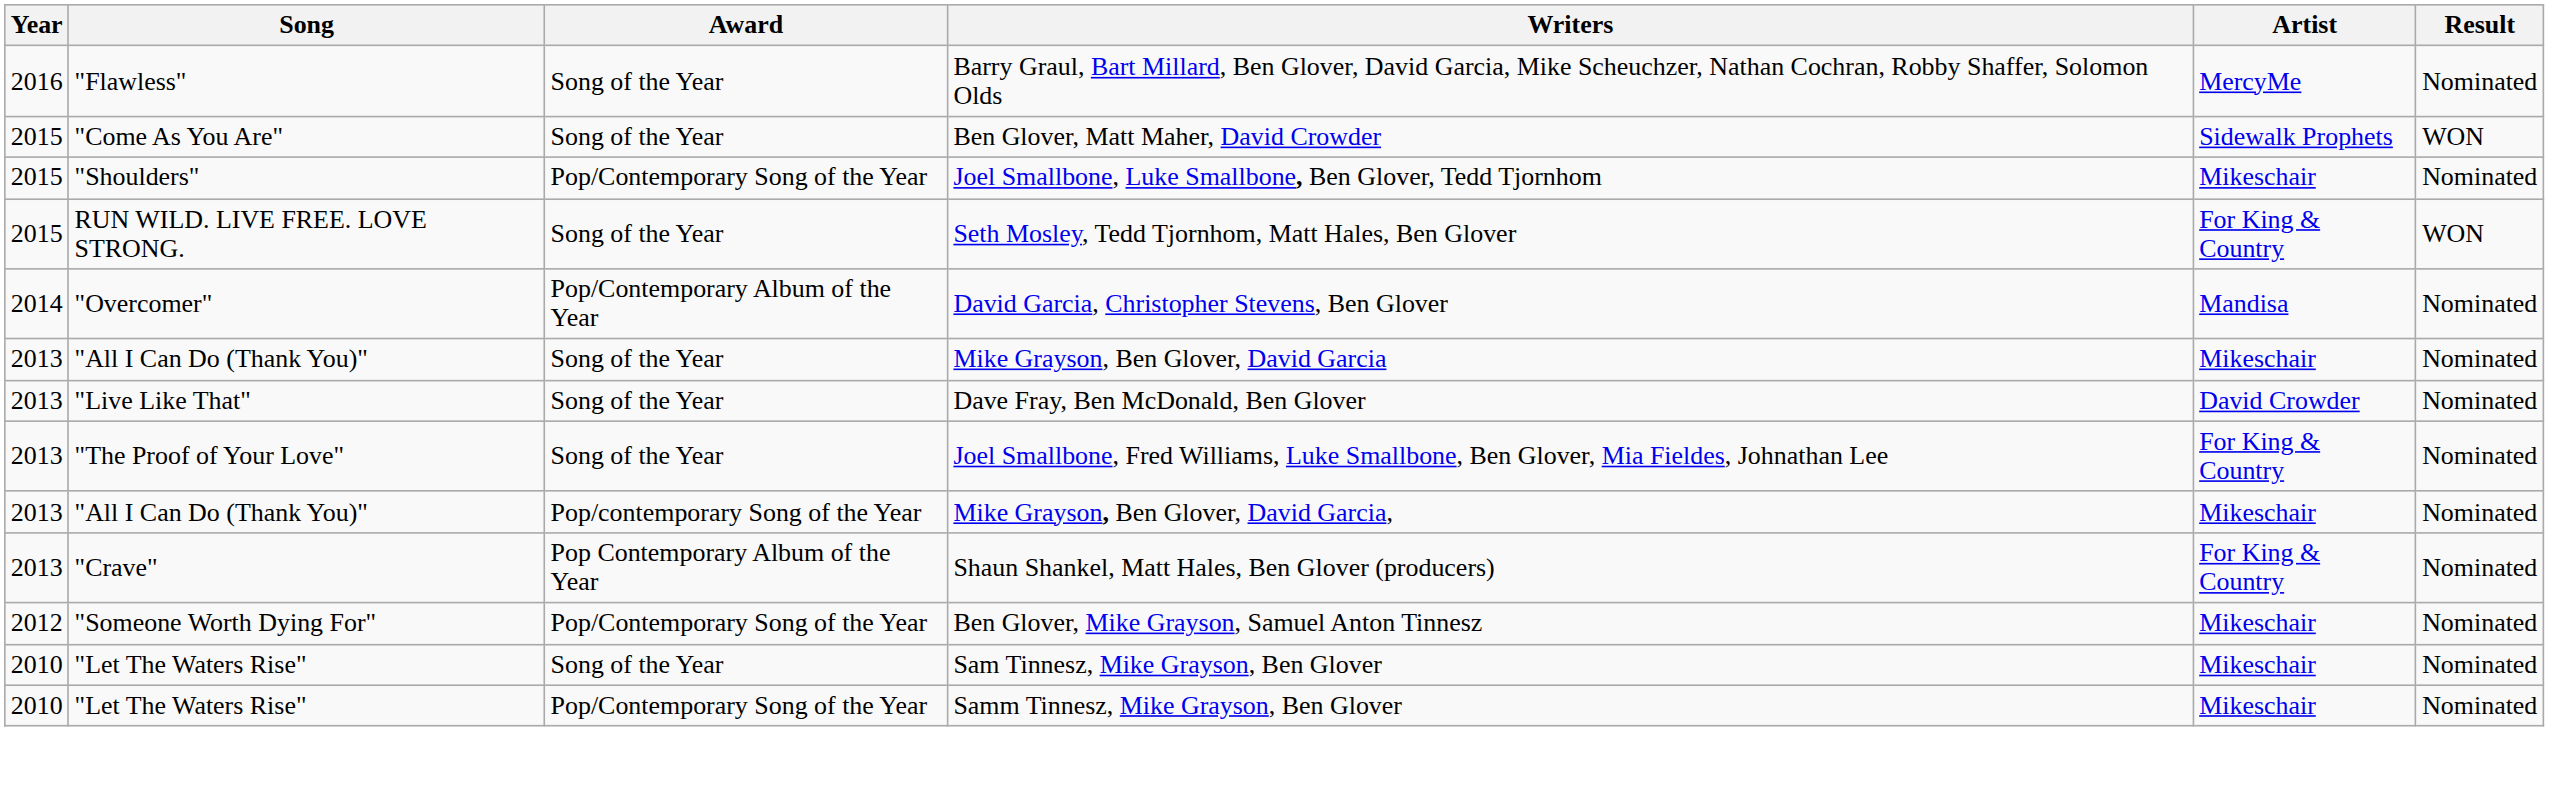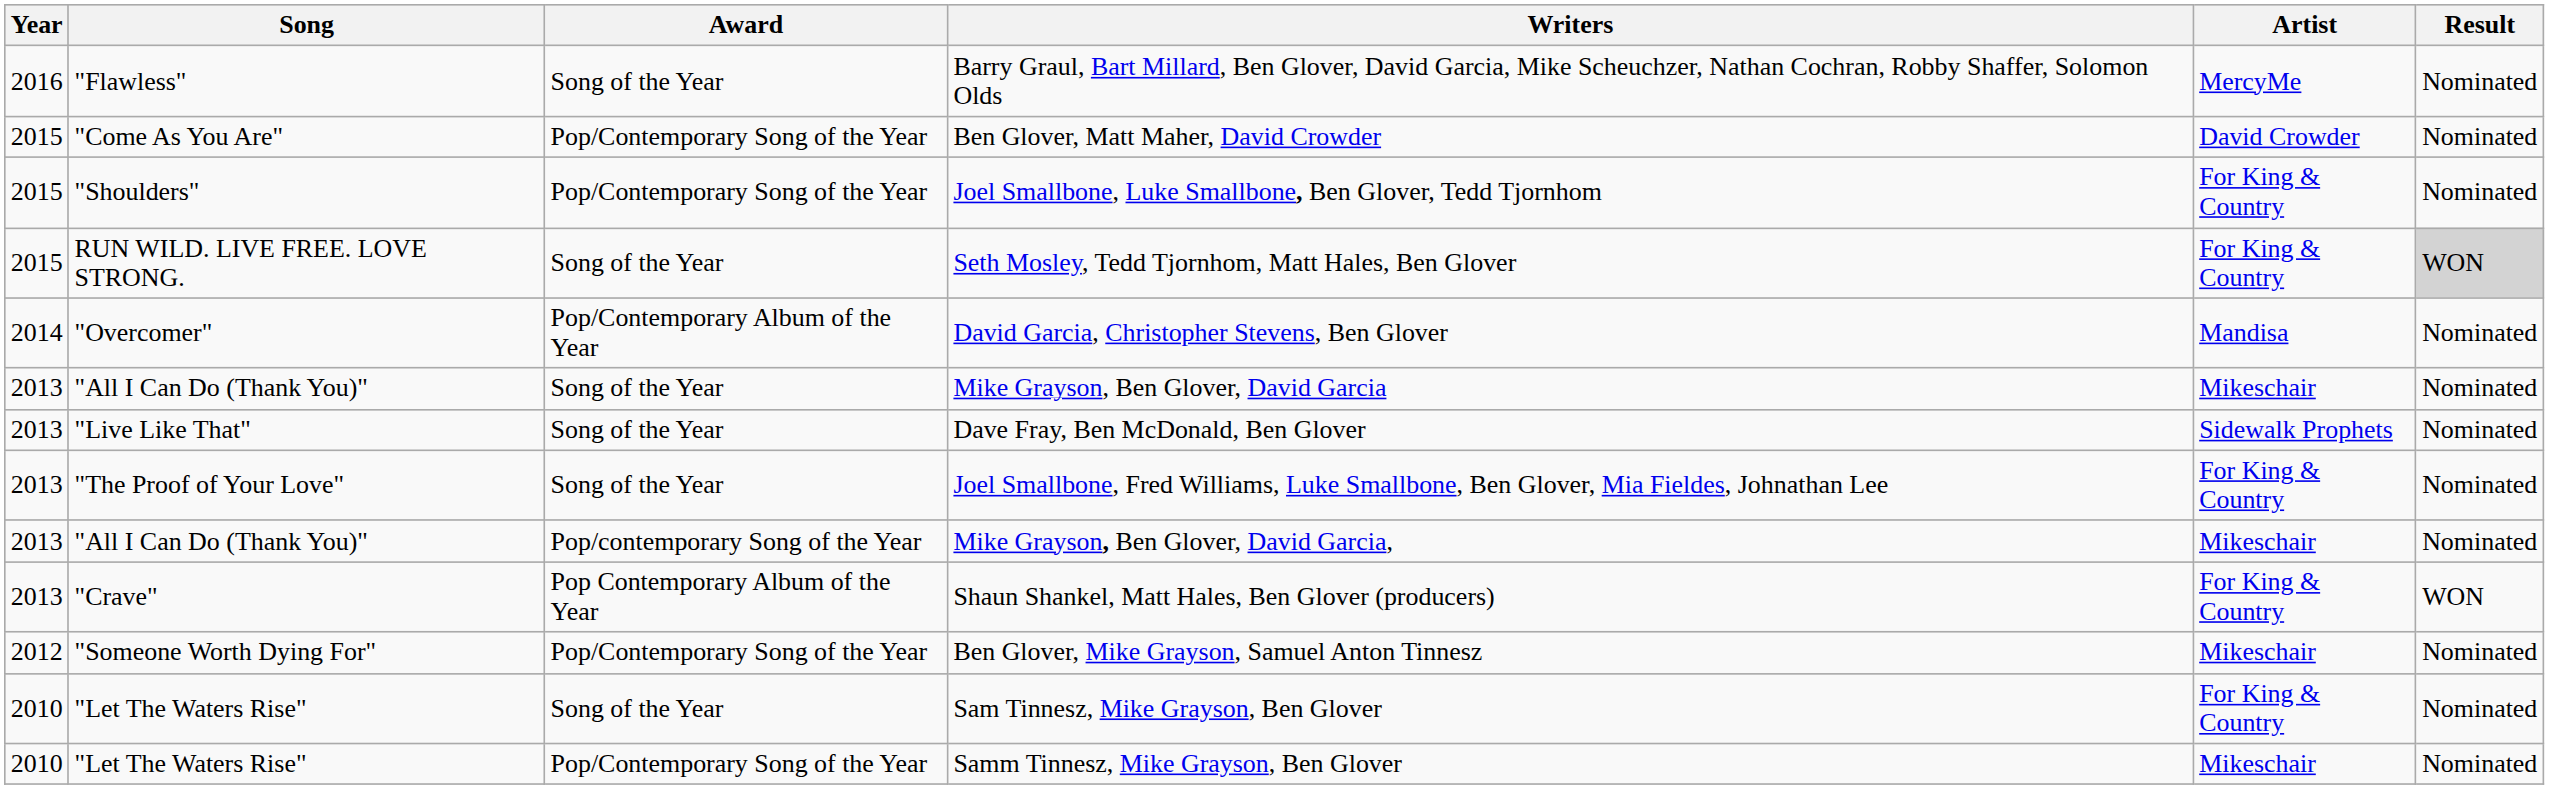(637, 136) Song of the Year -> (739, 136) Pop/Contemporary Song of the Year
(2296, 136) Sidewalk Prophets -> (2279, 136) David Crowder
(2453, 136) WON -> (2480, 136) Nominated
(2257, 177) Mikeschair -> (2260, 192) For King & Country
(2453, 233) no background -> (2453, 262) lightgrey background
(2279, 400) David Crowder -> (2296, 429) Sidewalk Prophets
(2480, 567) Nominated -> (2453, 596) WON
(2257, 664) Mikeschair -> (2260, 707) For King & Country
